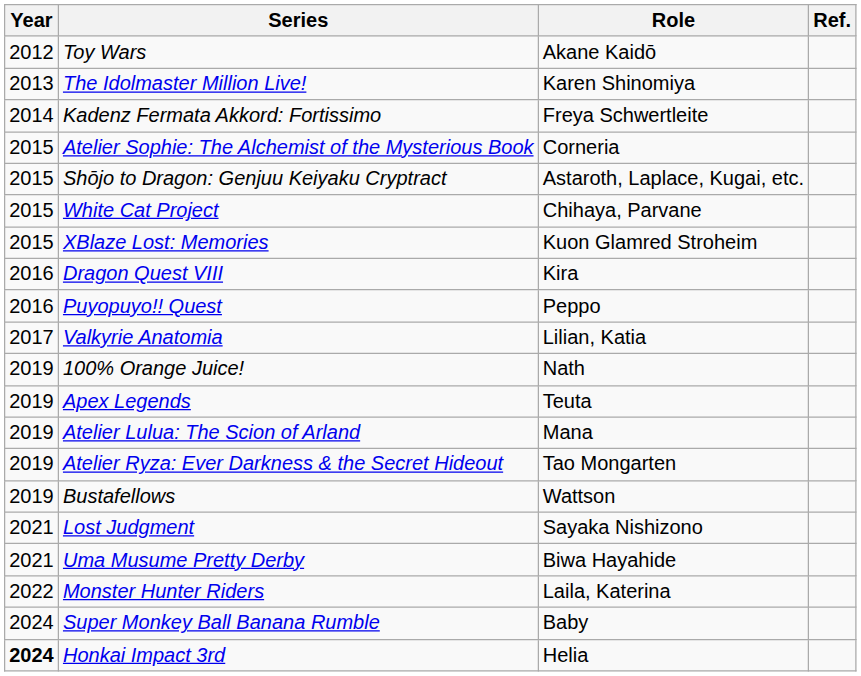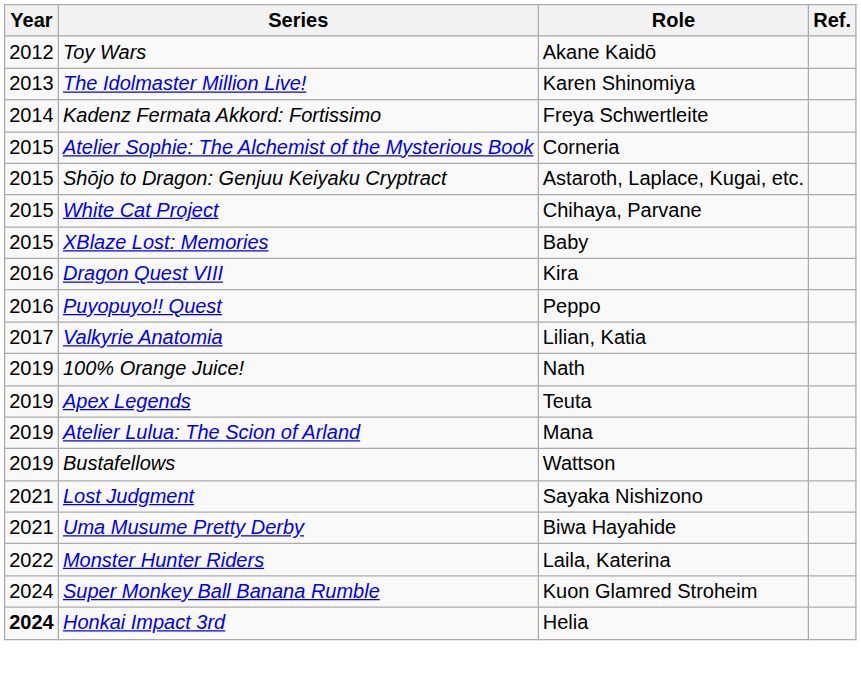(650, 242) Kuon Glamred Stroheim -> (566, 242) Baby
- row: (283, 464)
(566, 623) Baby -> (650, 591) Kuon Glamred Stroheim
